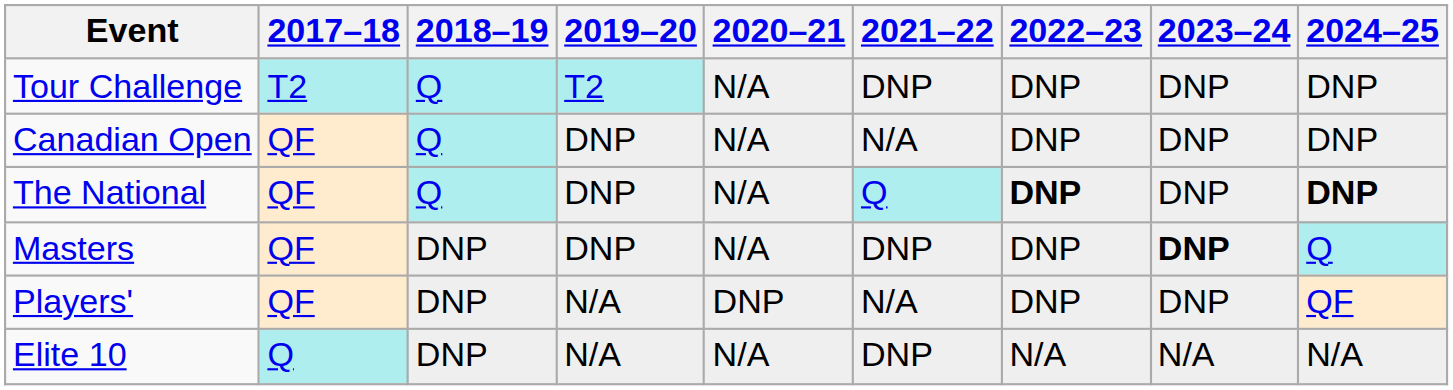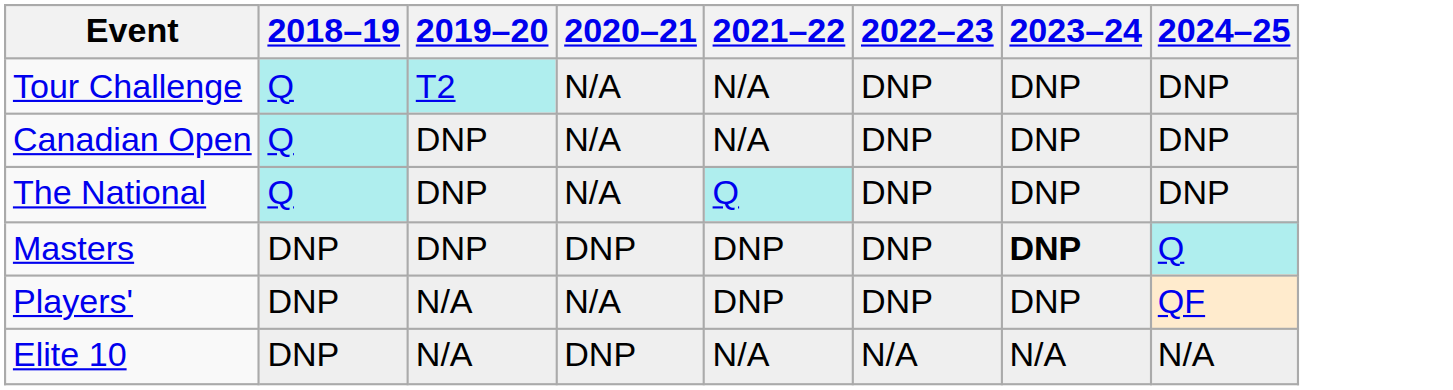- column: (334, 31)
(897, 85) DNP -> (741, 85) N/A
(1045, 193) bold -> (897, 193) normal
(1342, 193) bold -> (1194, 193) normal
(741, 247) N/A -> (600, 247) DNP
(749, 301) DNP -> (593, 301) N/A
(889, 301) N/A -> (749, 301) DNP
(741, 355) N/A -> (600, 355) DNP
(897, 355) DNP -> (741, 355) N/A
